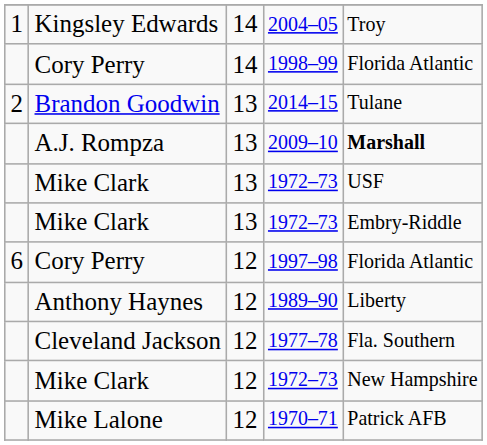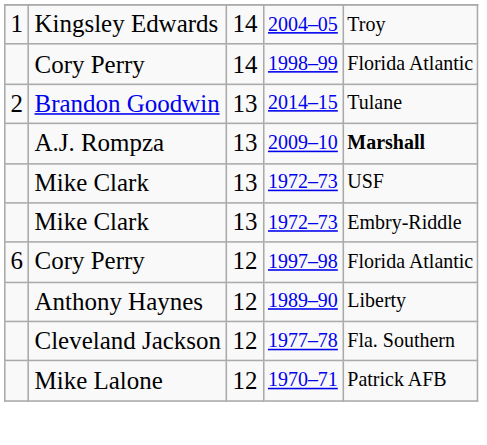- row: (245, 380)
